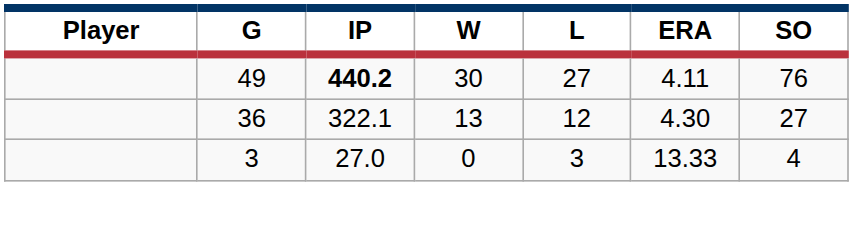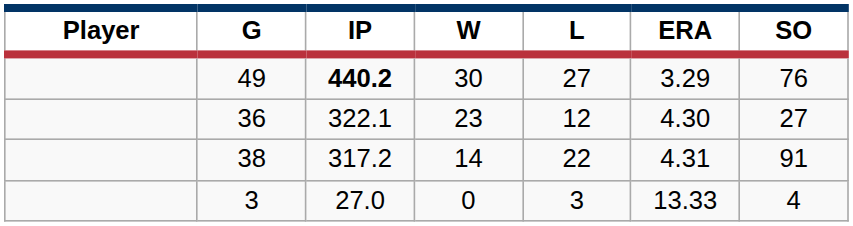(685, 78) 4.11 -> (685, 78) 3.29
(468, 118) 13 -> (468, 118) 23
+ row: (252, 159)
